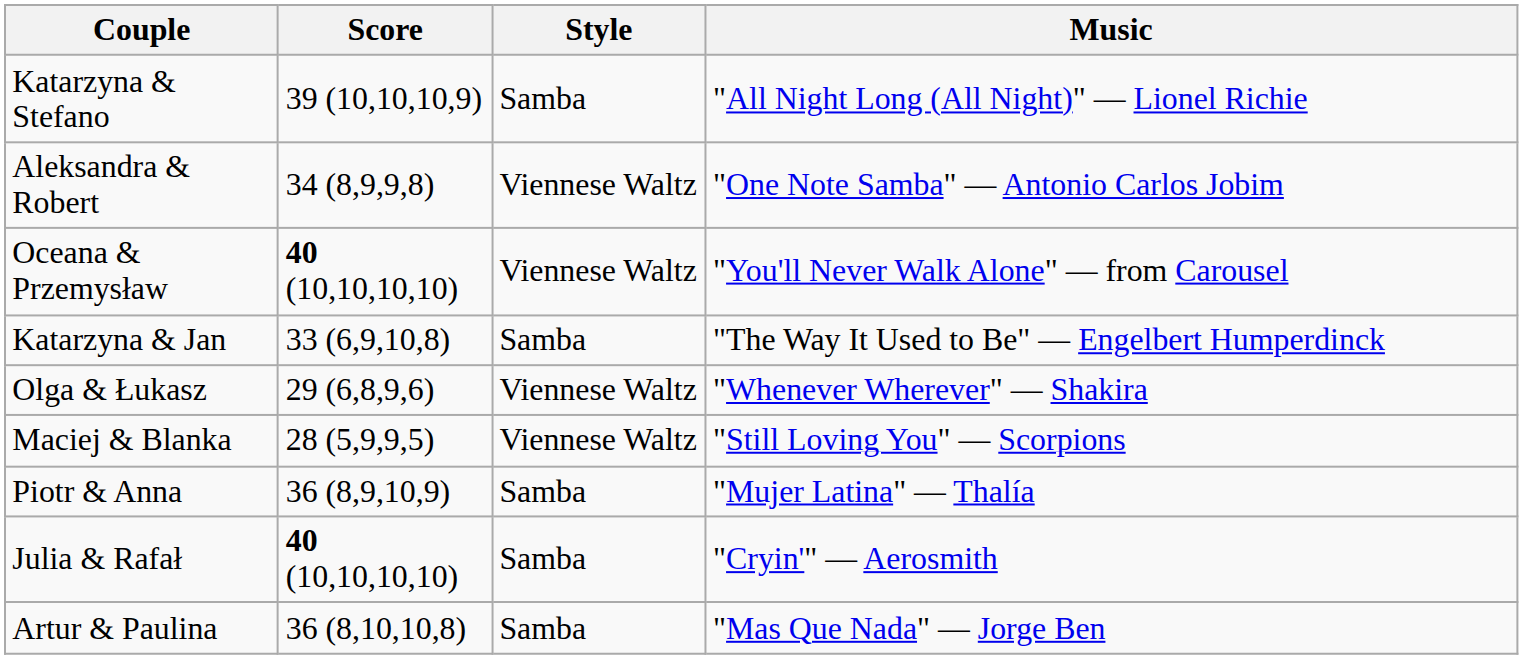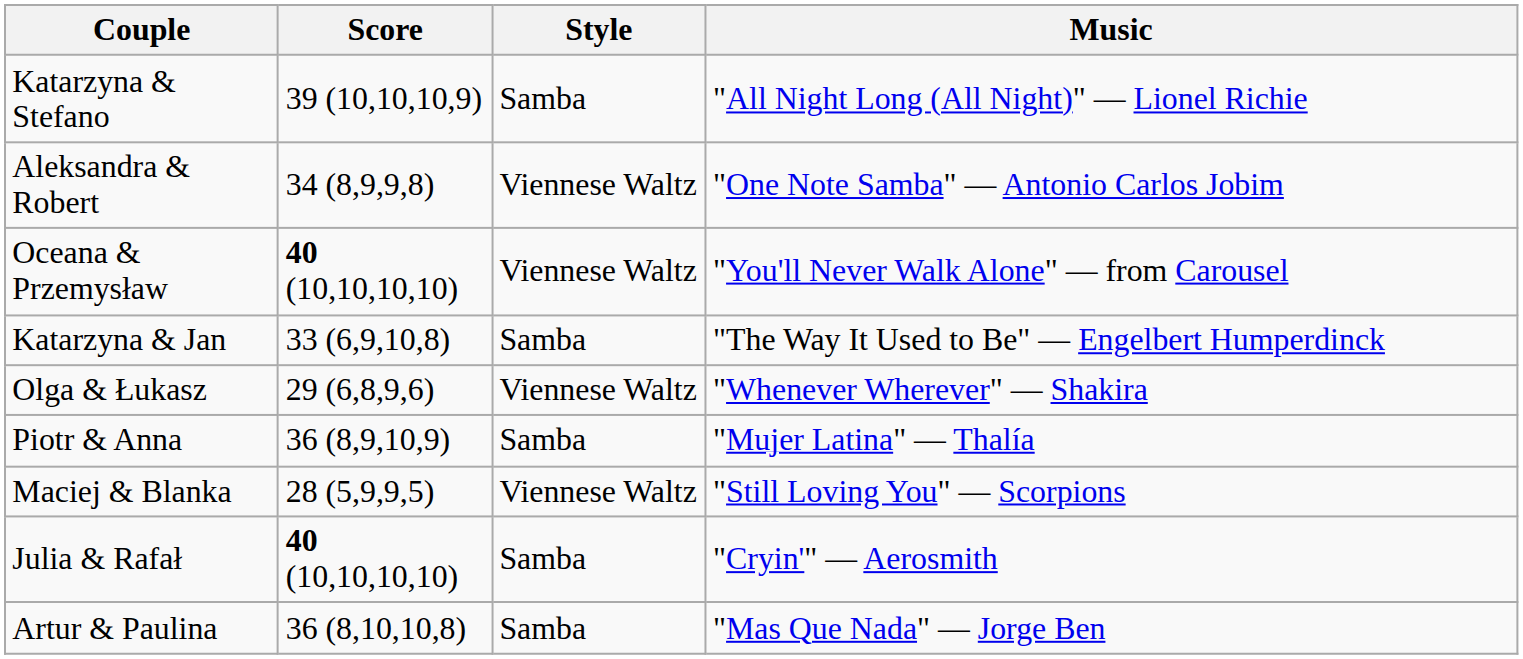rows swapped: (122, 440) <-> (97, 490)
